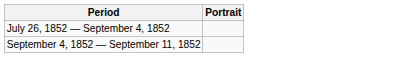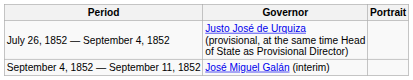+ column: (285, 13)
